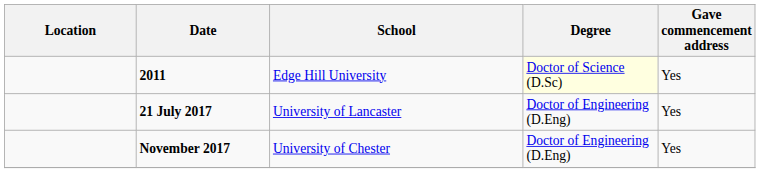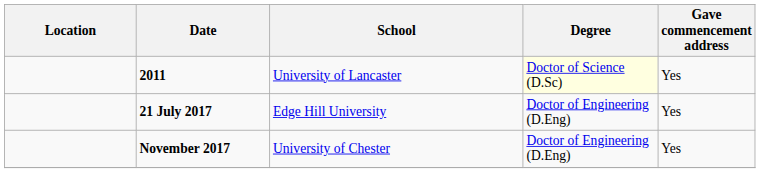(330, 75) Edge Hill University -> (337, 75) University of Lancaster
(337, 111) University of Lancaster -> (330, 111) Edge Hill University
